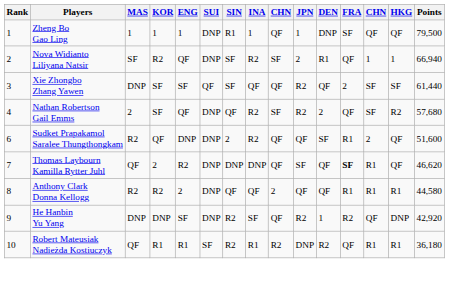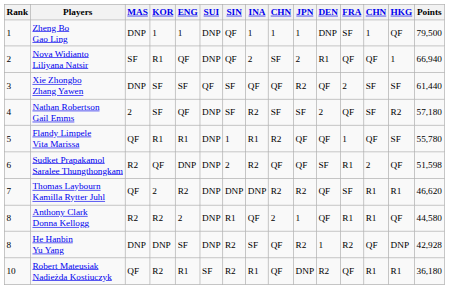(130, 33) 1 -> (137, 33) DNP
(230, 33) R1 -> (231, 33) QF
(277, 33) QF -> (273, 33) 1
(372, 33) QF -> (368, 33) 1
(158, 59) R2 -> (158, 59) R1
(230, 59) SF -> (231, 59) QF
(253, 59) R2 -> (250, 59) 2
(368, 59) 1 -> (372, 59) QF
(231, 112) QF -> (230, 112) SF
(301, 112) R2 -> (301, 112) SF
(429, 112) 57,680 -> (429, 112) 57,180
+ row: (62, 139)
(429, 139) 51,600 -> (429, 165) 51,598
(277, 165) QF -> (276, 192) R2
(301, 165) SF -> (301, 192) R2
(348, 165) bold -> (347, 192) normal
(397, 165) QF -> (396, 192) R1
(231, 192) QF -> (230, 218) R1
(301, 192) QF -> (298, 218) 1
(396, 192) R1 -> (397, 218) QF
(9, 218) 9 -> (9, 244) 8
(429, 218) 42,920 -> (429, 244) 42,928
(158, 244) R1 -> (158, 271) R2
(276, 244) R2 -> (277, 271) QF
